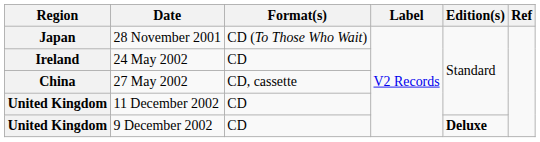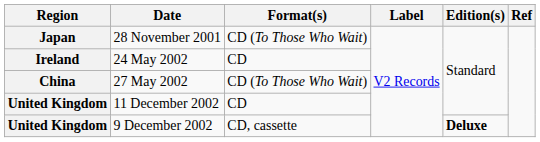(262, 81) CD, cassette -> (297, 81) CD (To Those Who Wait)
(237, 125) CD -> (262, 125) CD, cassette
